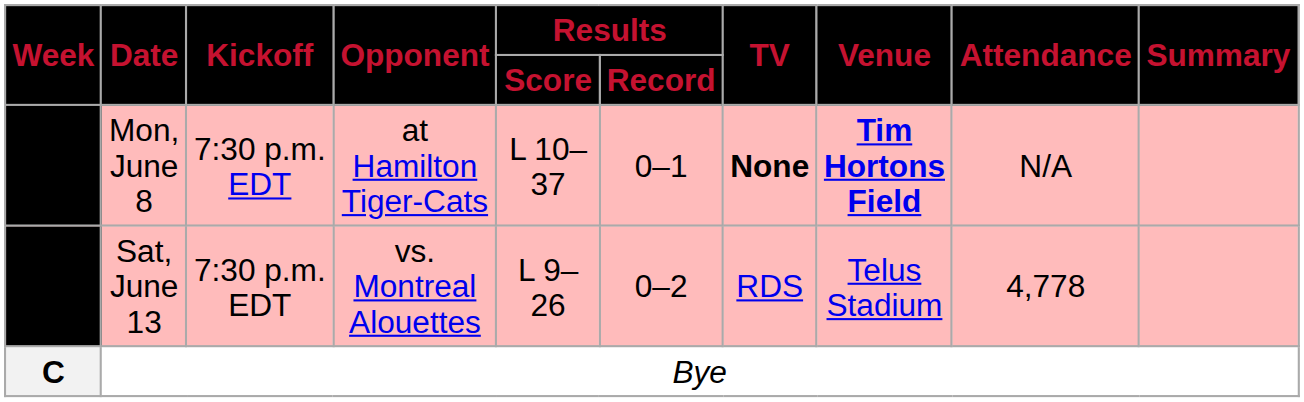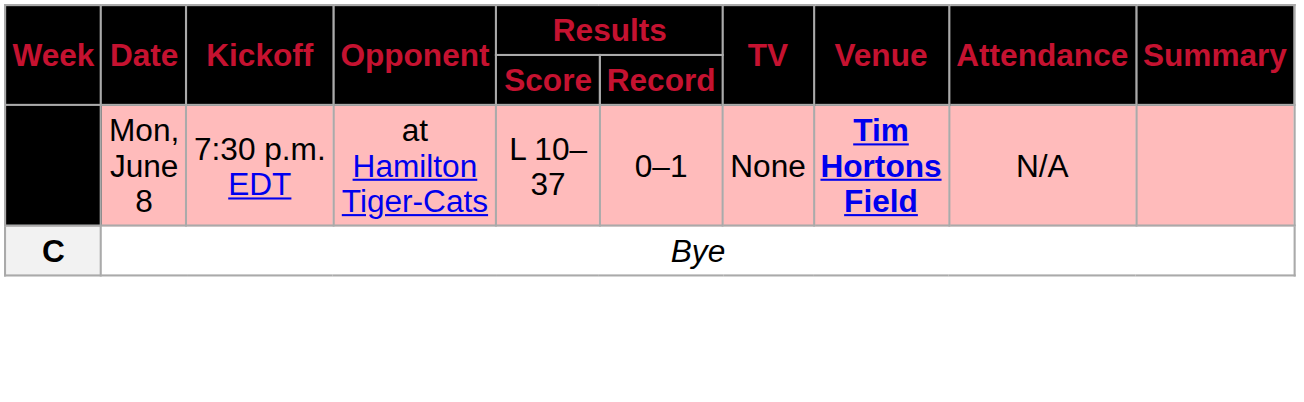(770, 166) bold -> (768, 166) normal
- row: (144, 286)
